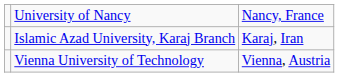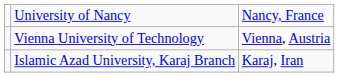rows swapped: (125, 38) <-> (109, 60)
